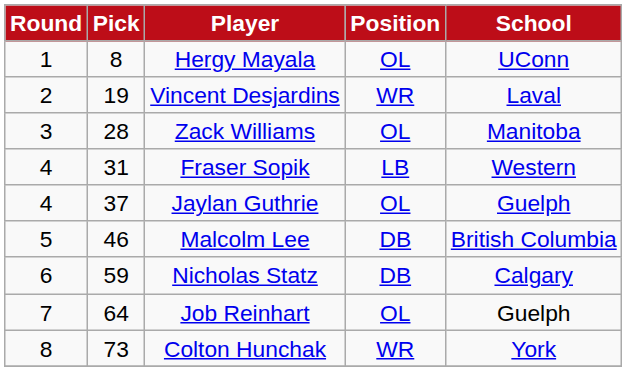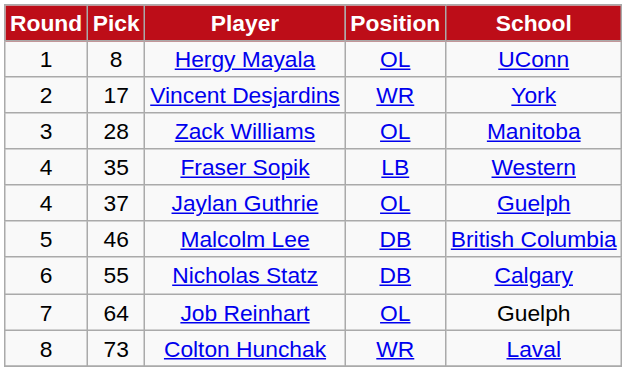(116, 95) 19 -> (116, 95) 17
(534, 95) Laval -> (534, 95) York
(116, 167) 31 -> (116, 167) 35
(116, 276) 59 -> (116, 276) 55
(534, 348) York -> (534, 348) Laval
